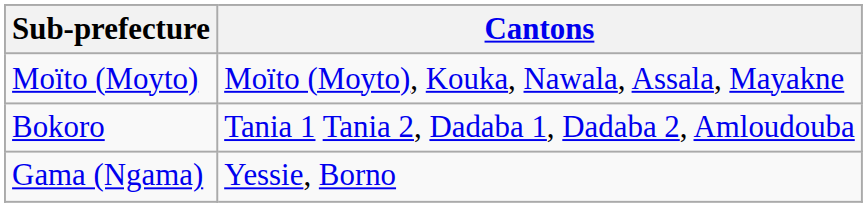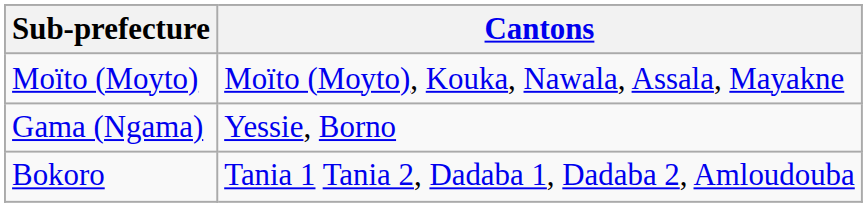rows swapped: (58, 126) <-> (108, 175)
